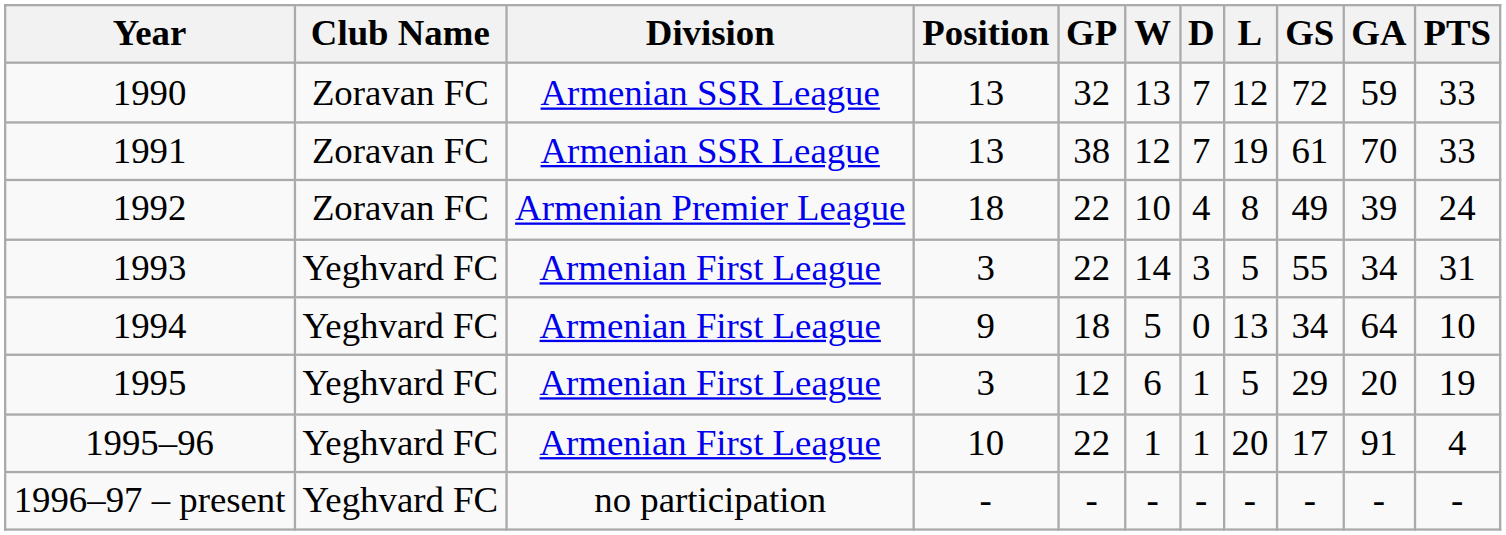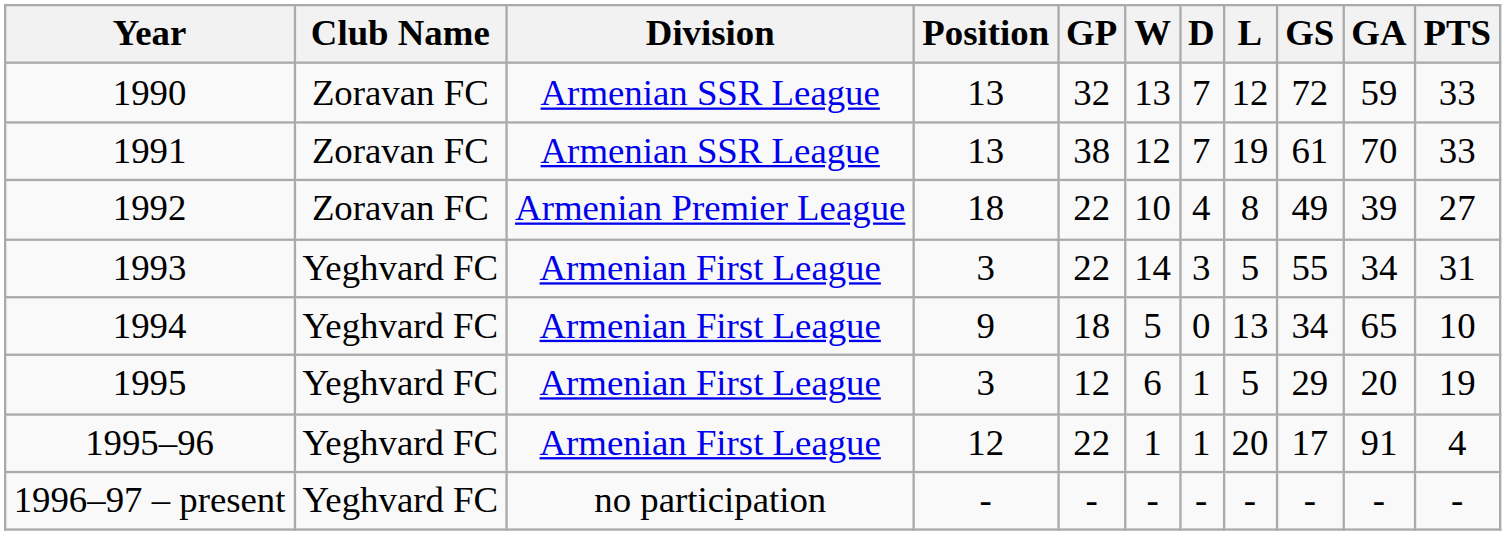(1457, 208) 24 -> (1457, 208) 27
(1379, 325) 64 -> (1379, 325) 65
(986, 442) 10 -> (986, 442) 12
